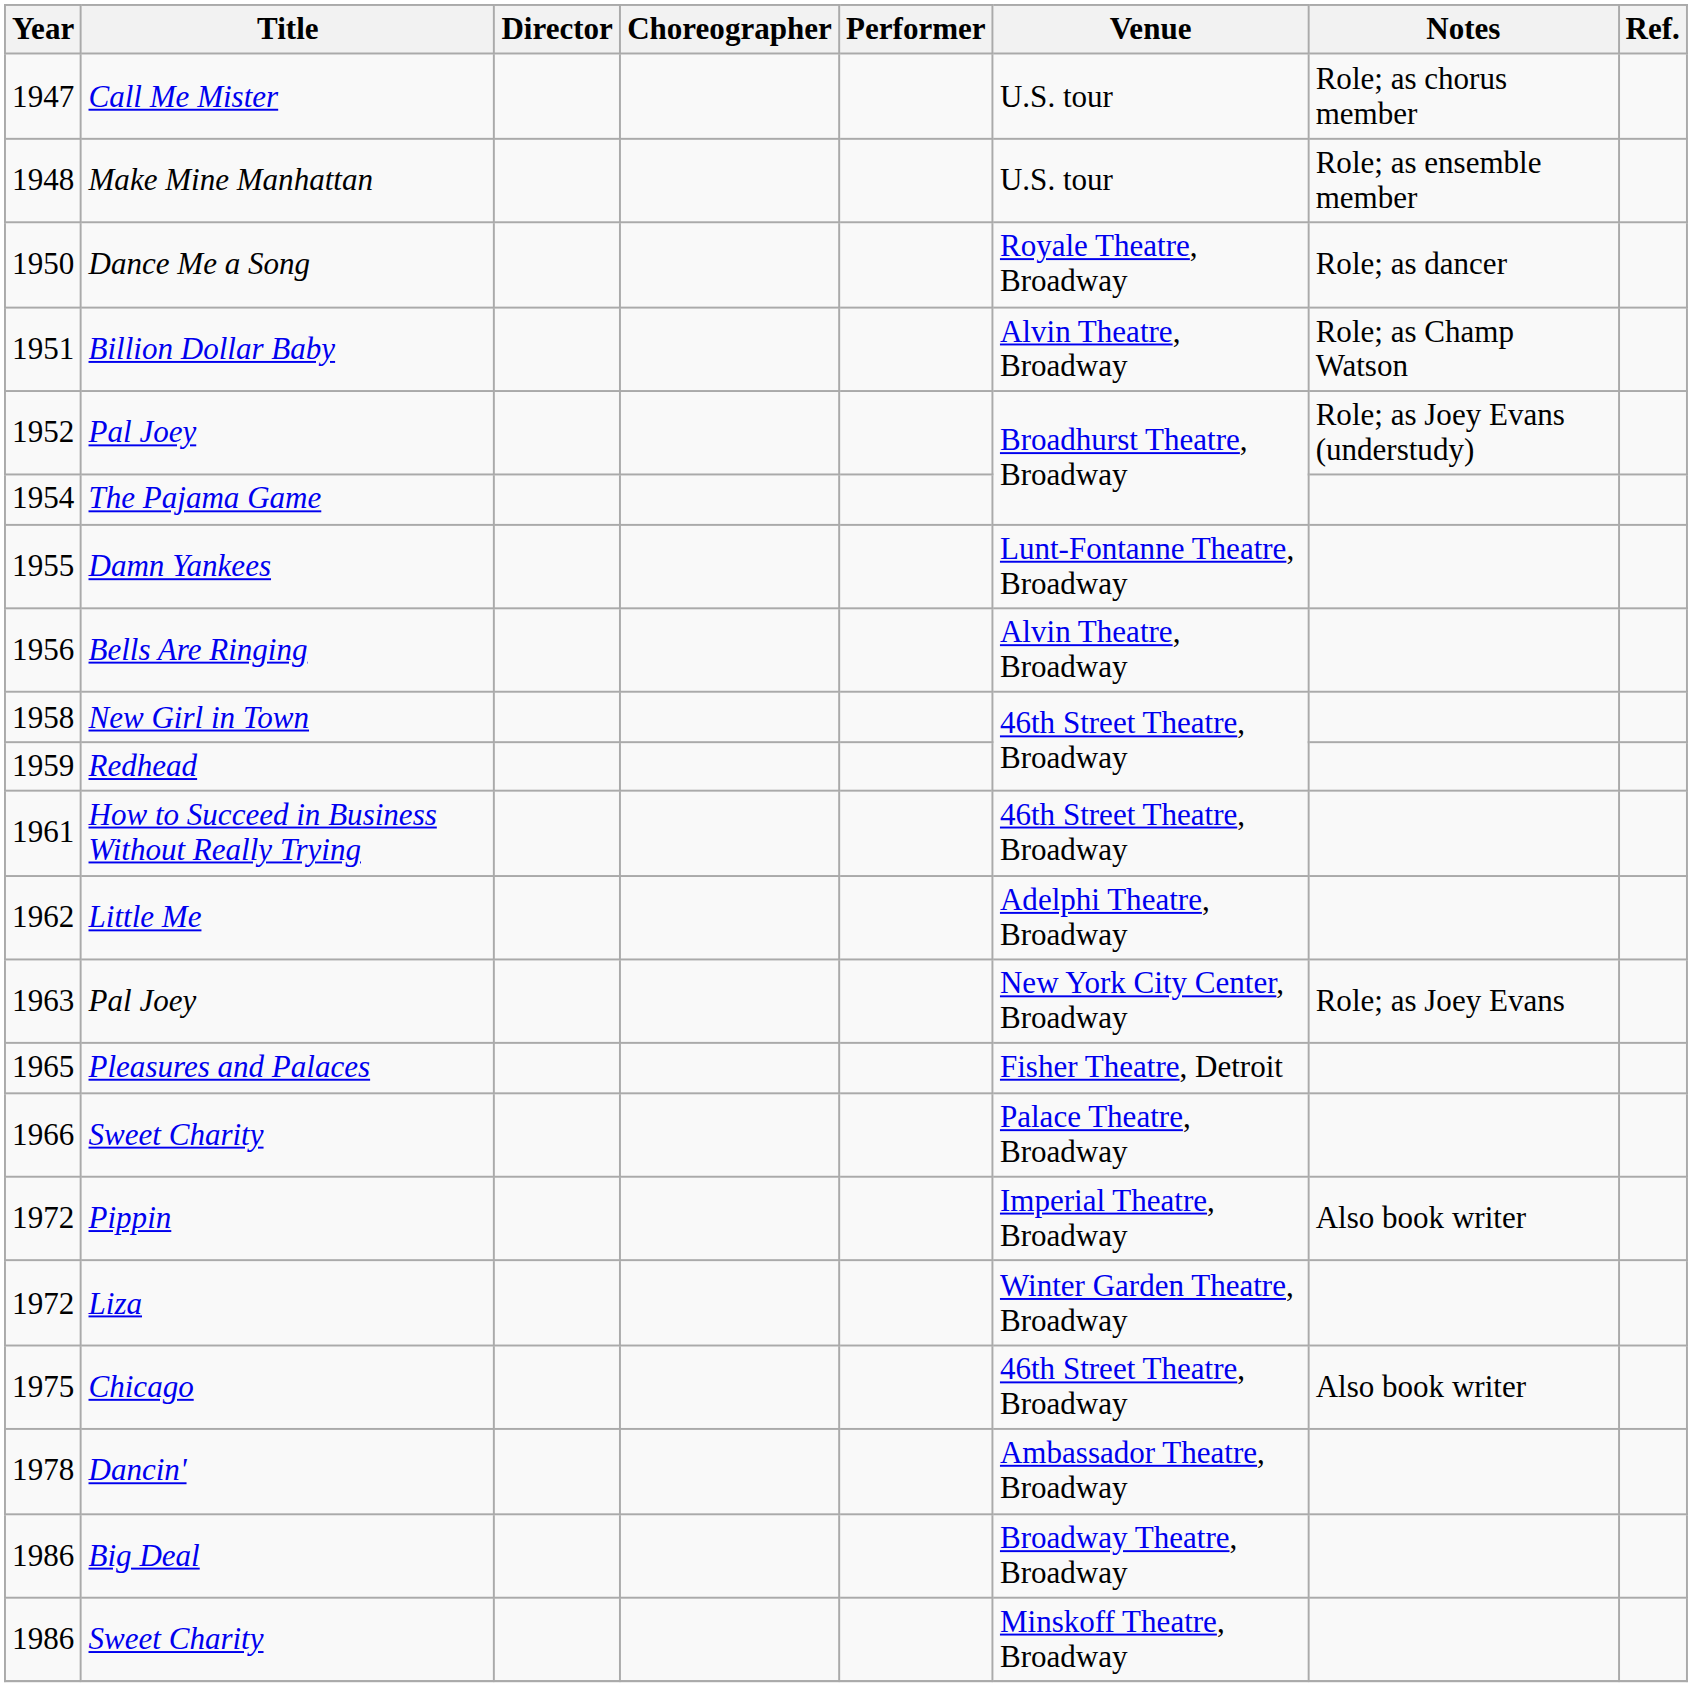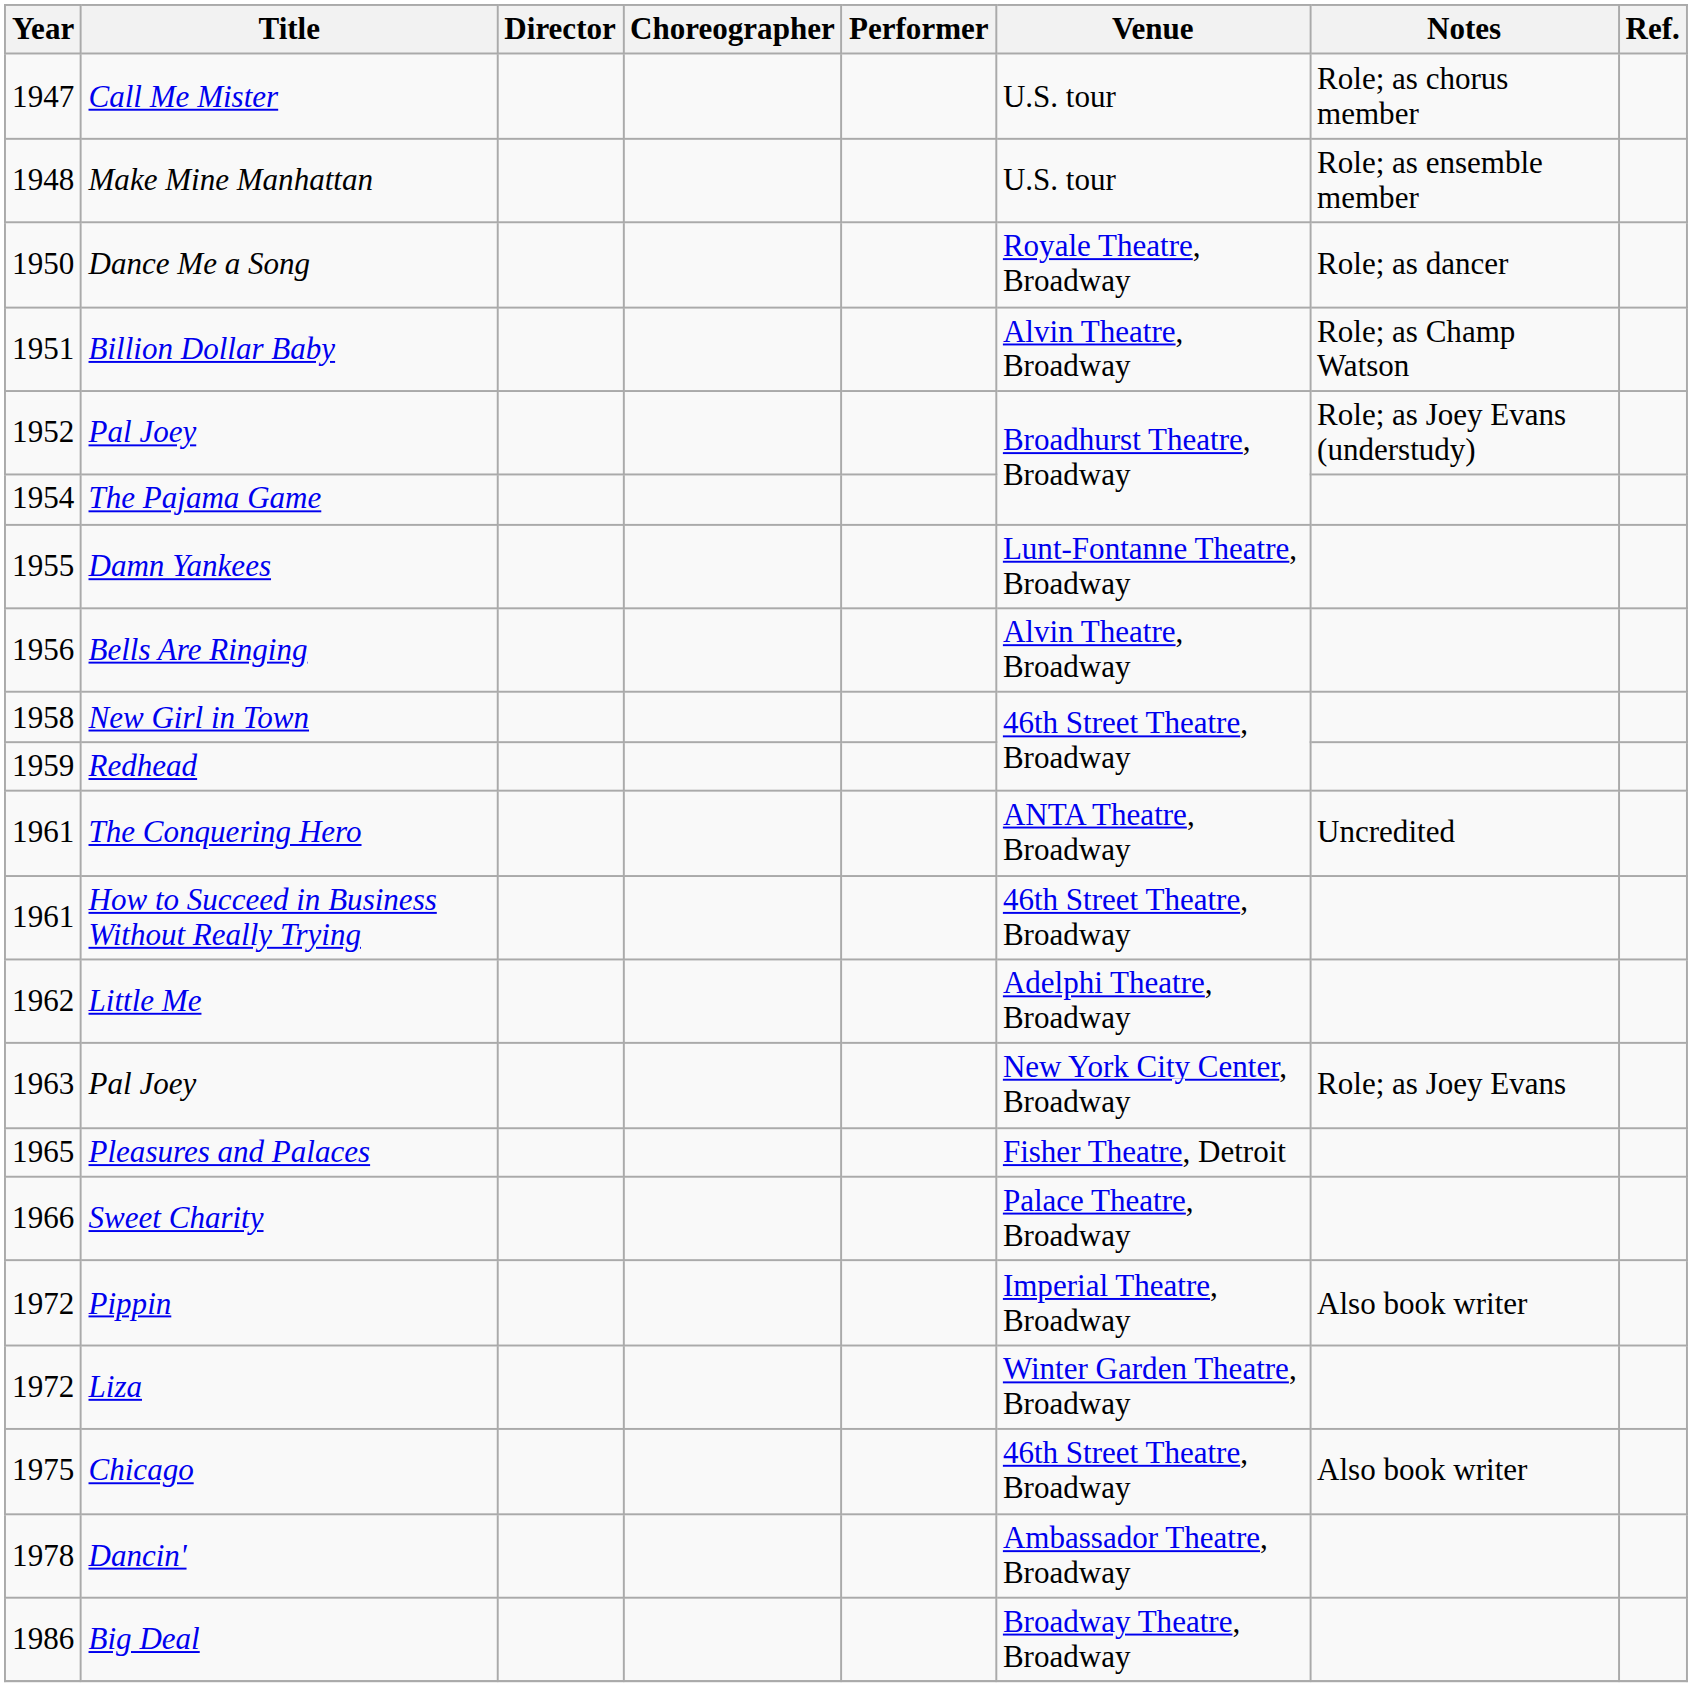+ row: (43, 832)
- row: (43, 1639)
